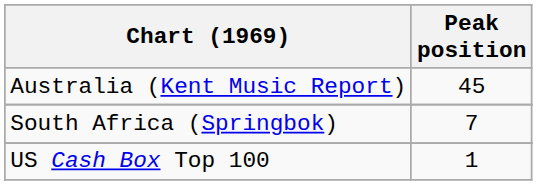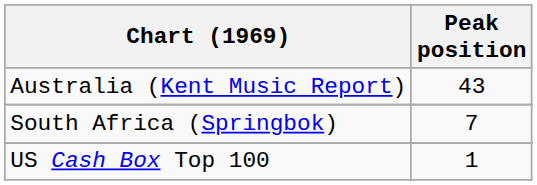(472, 87) 45 -> (472, 87) 43
